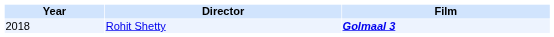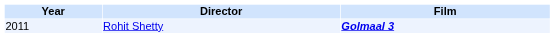(18, 26) 2018 -> (17, 26) 2011
